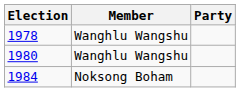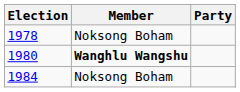(131, 35) Wanghlu Wangshu -> (124, 35) Noksong Boham
(131, 56) normal -> (131, 56) bold
